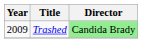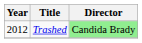(17, 29) 2009 -> (17, 29) 2012
